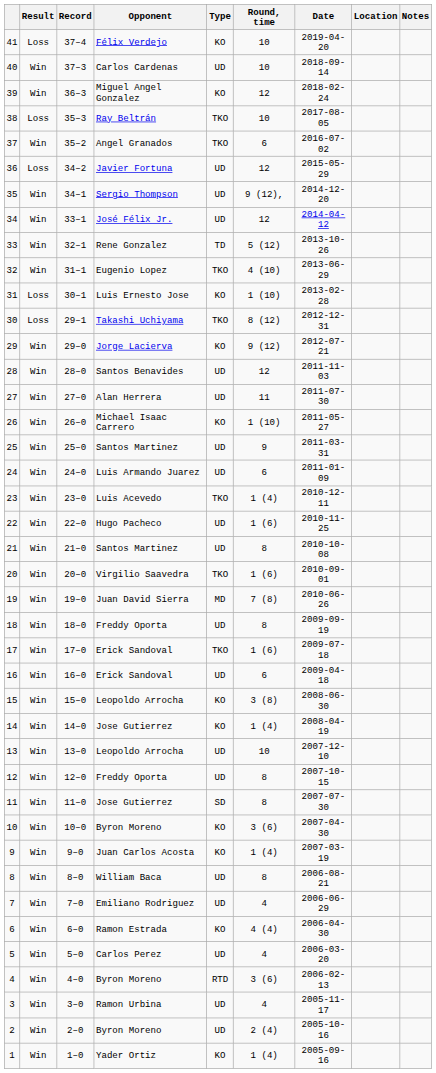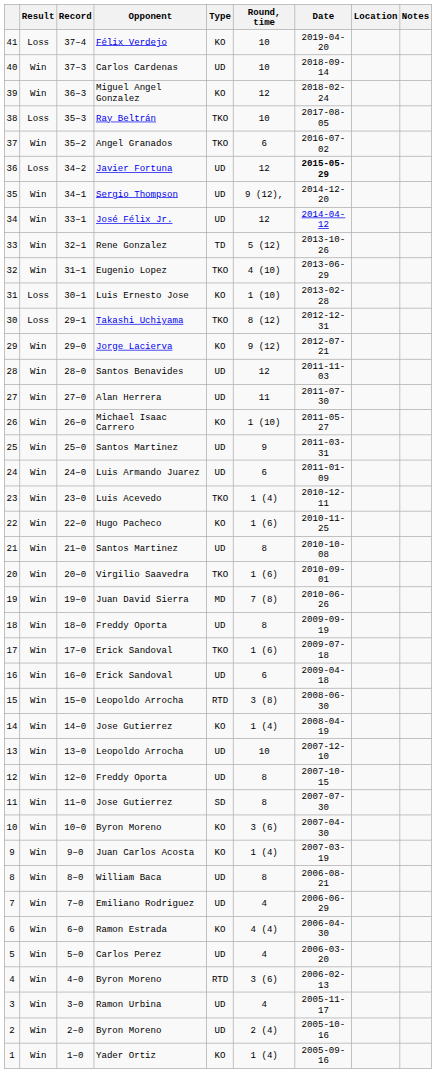(323, 169) normal -> (323, 169) bold
(220, 524) UD -> (220, 524) KO
(220, 701) KO -> (220, 701) RTD
